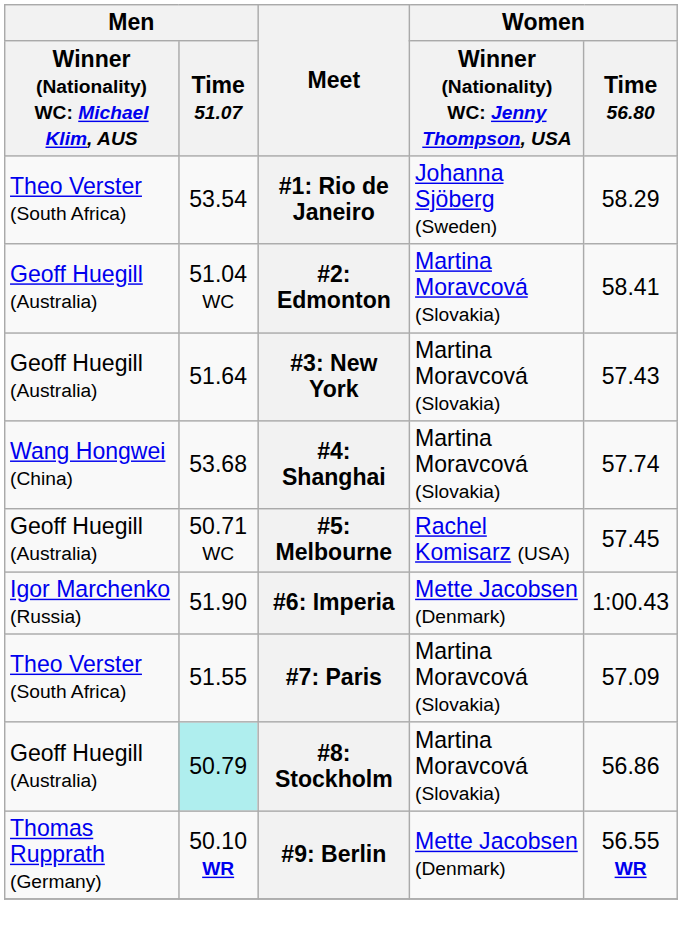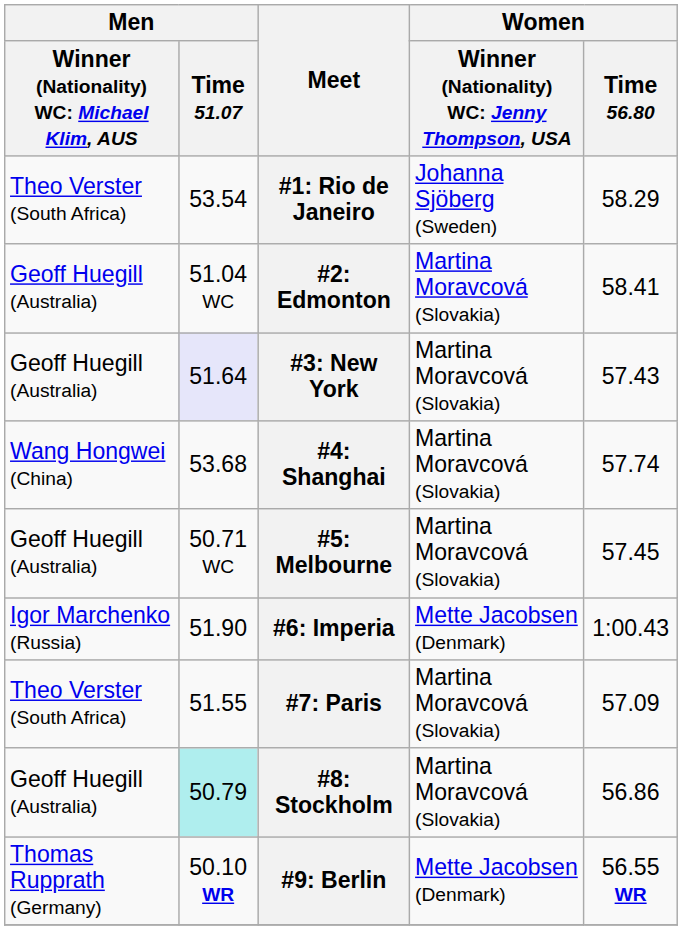(218, 376) no background -> (218, 376) lavender background
(492, 540) Rachel Komisarz (USA) -> (471, 553) Martina Moravcová (Slovakia)
